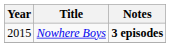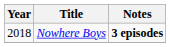(19, 33) 2015 -> (19, 33) 2018
